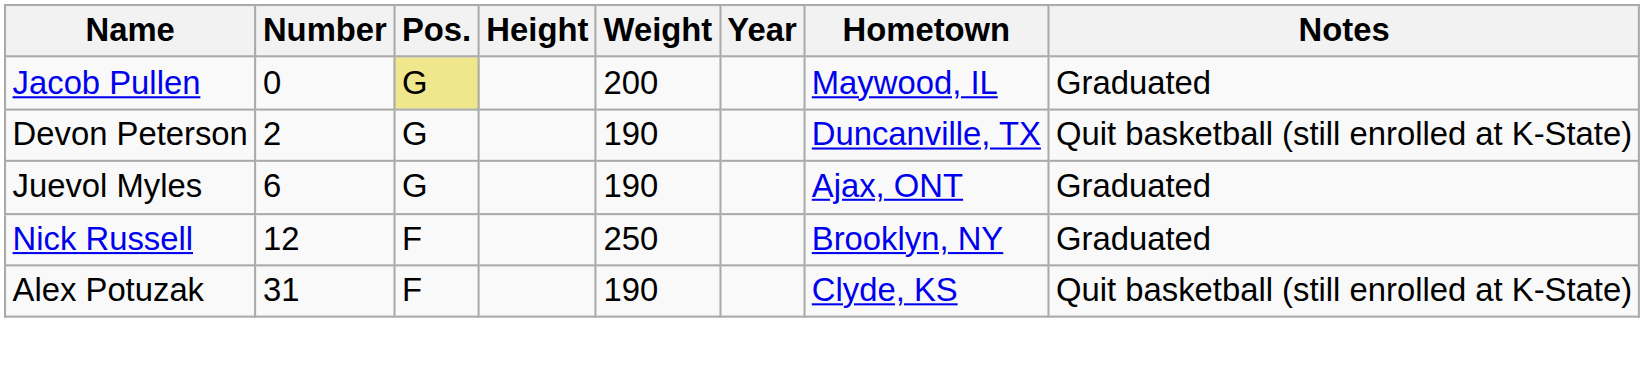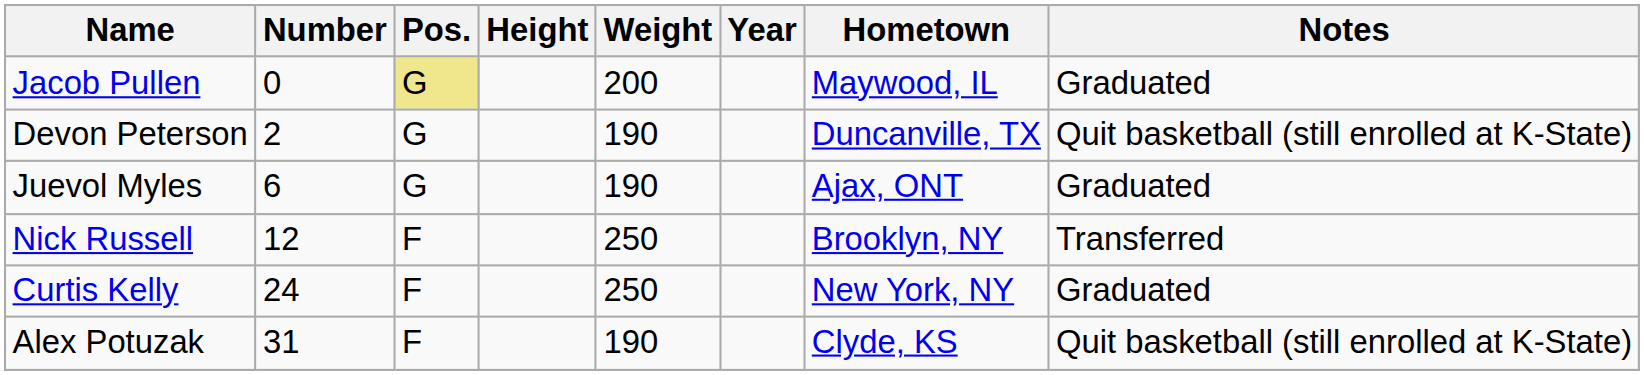(1134, 238) Graduated -> (1140, 238) Transferred
+ row: (96, 290)
